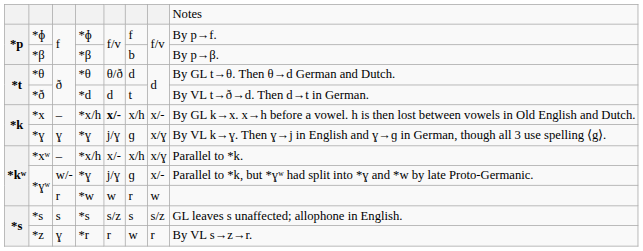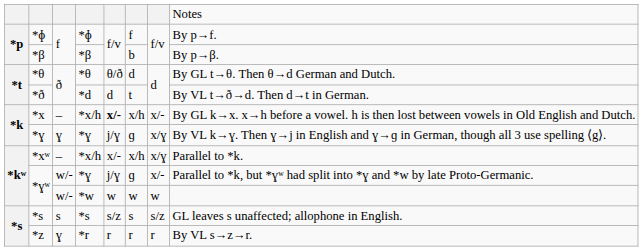(58, 195) r -> (64, 195) w/-
(131, 195) r -> (133, 195) w
(133, 235) w -> (131, 235) r
